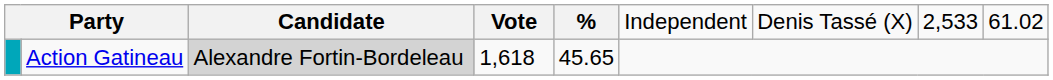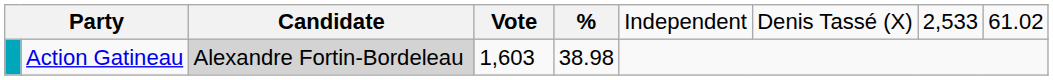(507, 57) 1,618 -> (507, 57) 1,603
(586, 57) 45.65 -> (586, 57) 38.98
